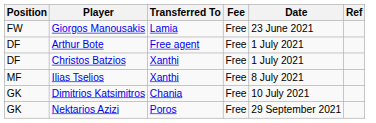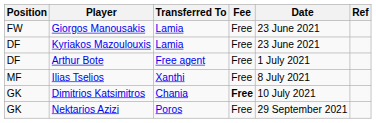+ row: (101, 45)
- row: (89, 61)
(236, 93) normal -> (242, 93) bold
